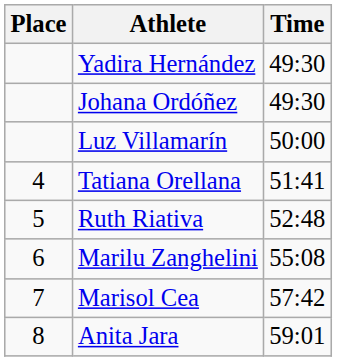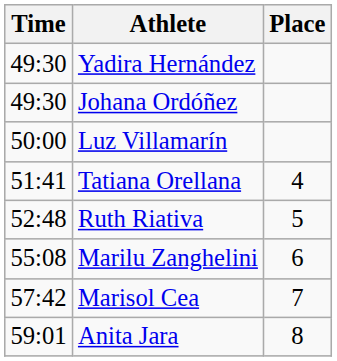columns swapped: (38, 24) <-> (297, 24)
